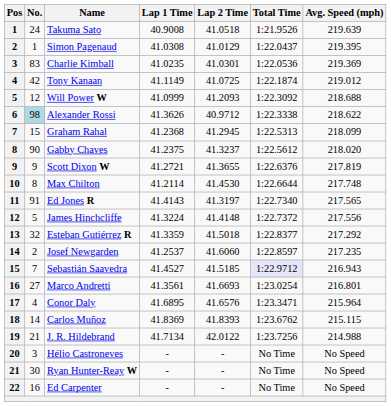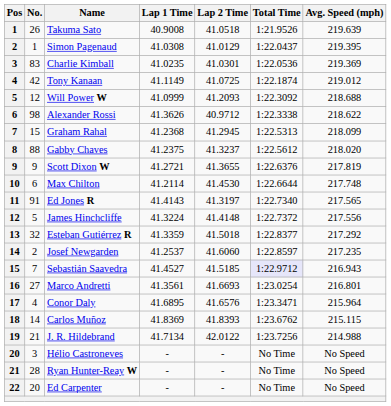(35, 30) 24 -> (35, 30) 26
(35, 115) lightblue background -> (35, 115) no background
(35, 149) 90 -> (35, 149) 88
(35, 183) 8 -> (35, 183) 6
(35, 371) 30 -> (35, 371) 28
(35, 388) 16 -> (35, 388) 20
